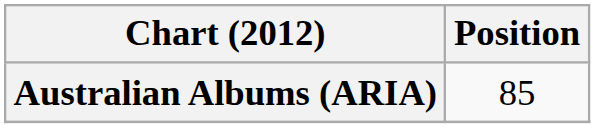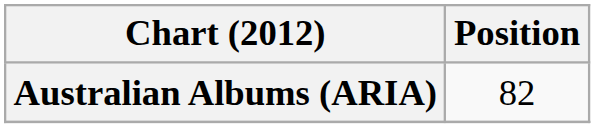(517, 91) 85 -> (517, 91) 82
